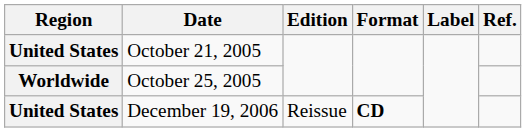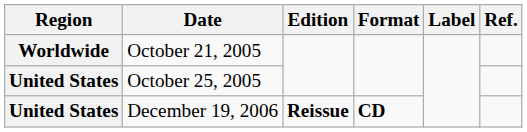(64, 50) United States -> (64, 50) Worldwide
(64, 80) Worldwide -> (64, 80) United States
(317, 111) normal -> (318, 111) bold
